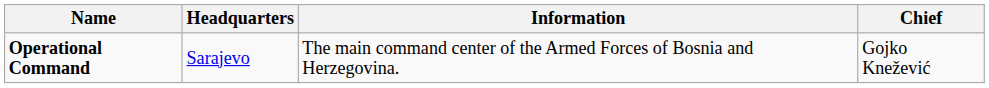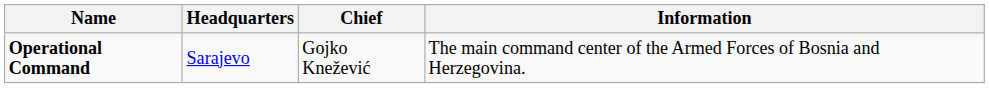columns swapped: (578, 18) <-> (921, 18)
